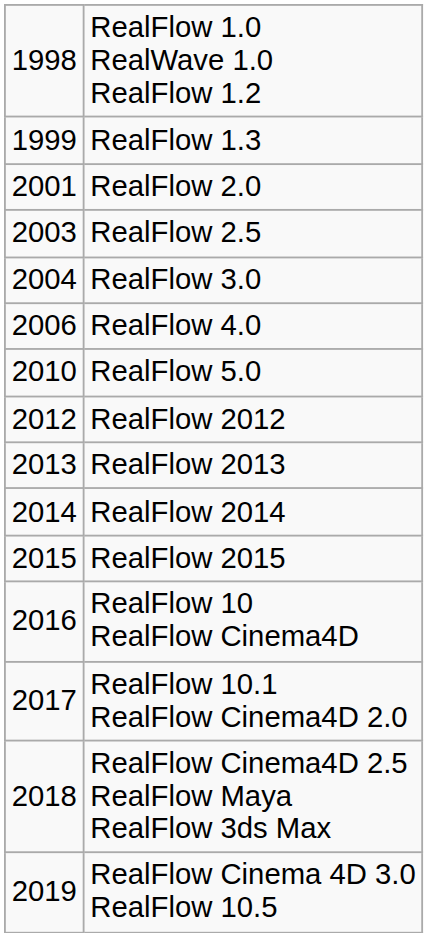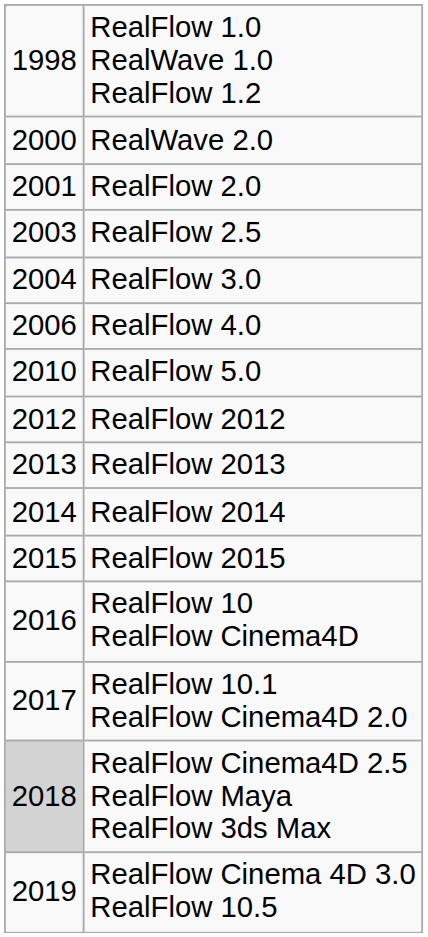- row: (176, 140)
+ row: (182, 140)
(44, 796) no background -> (44, 796) lightgrey background
